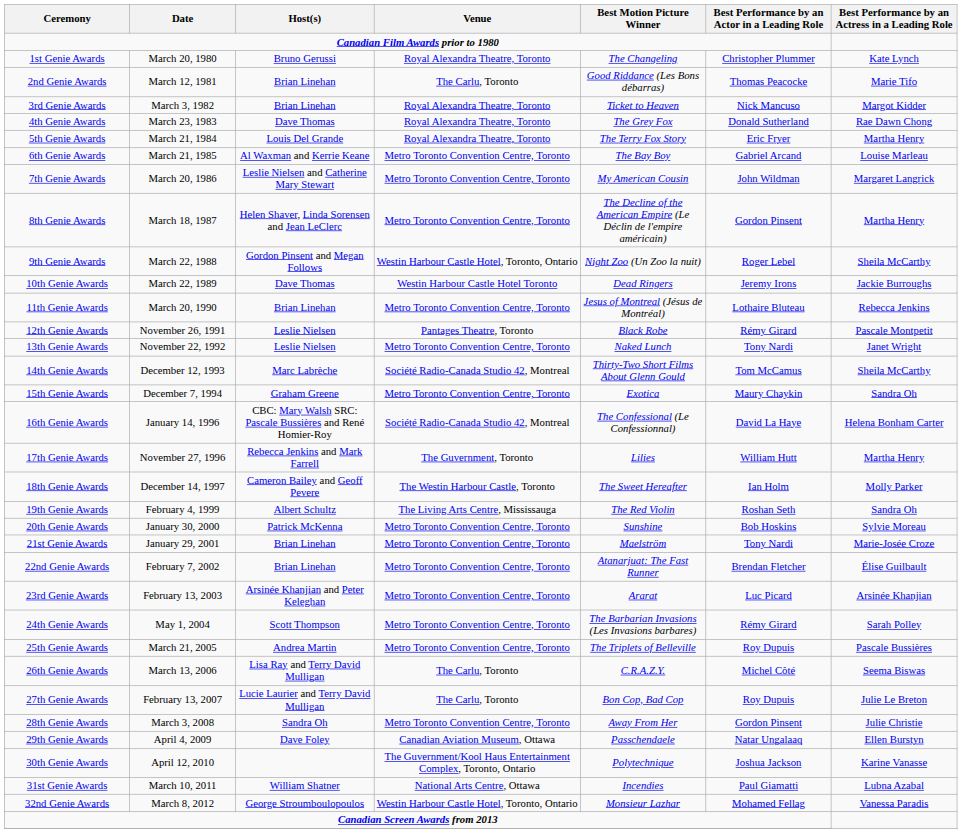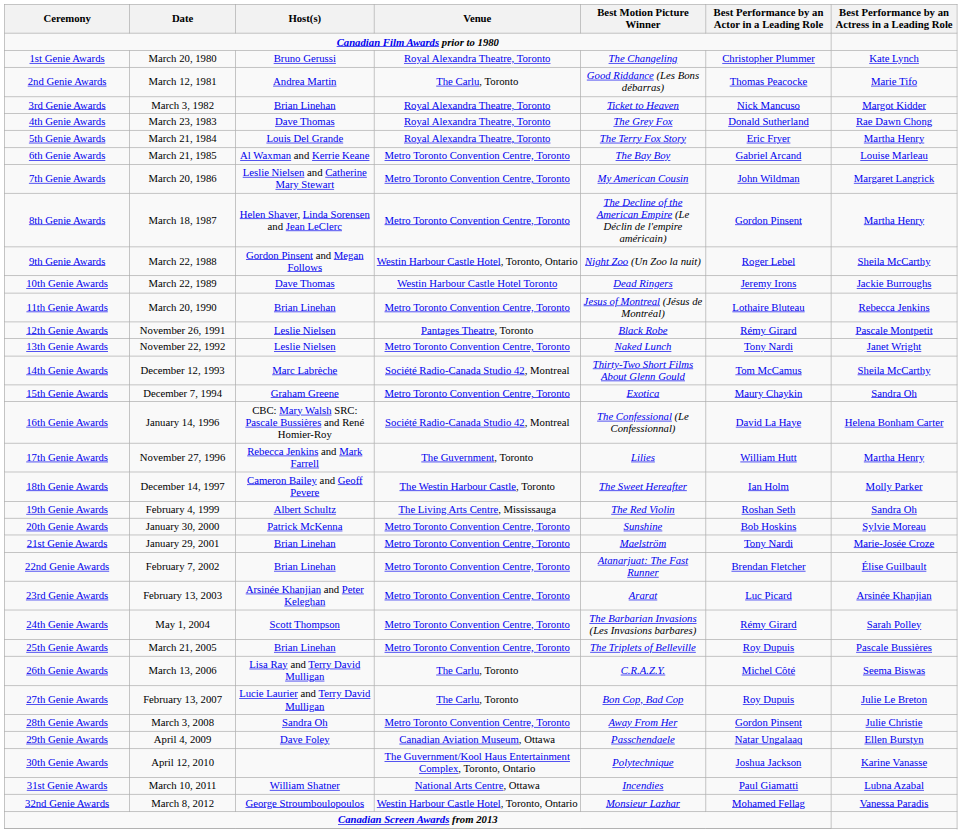(305, 82) Brian Linehan -> (305, 82) Andrea Martin
(305, 647) Andrea Martin -> (305, 647) Brian Linehan
